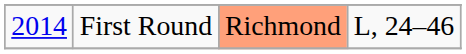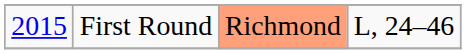(39, 26) 2014 -> (39, 26) 2015
